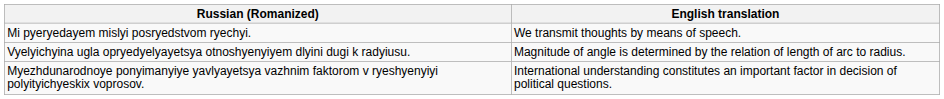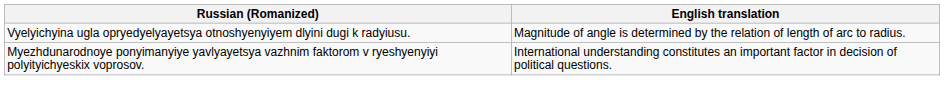- row: (129, 33)
